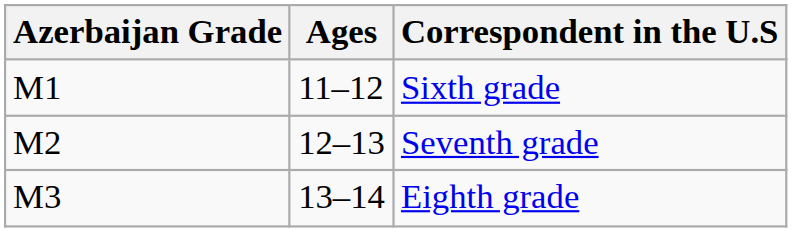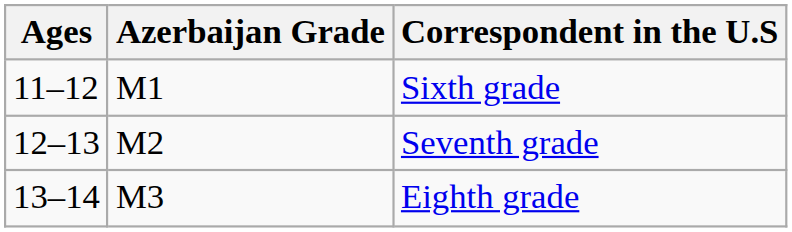columns swapped: (148, 32) <-> (342, 32)
